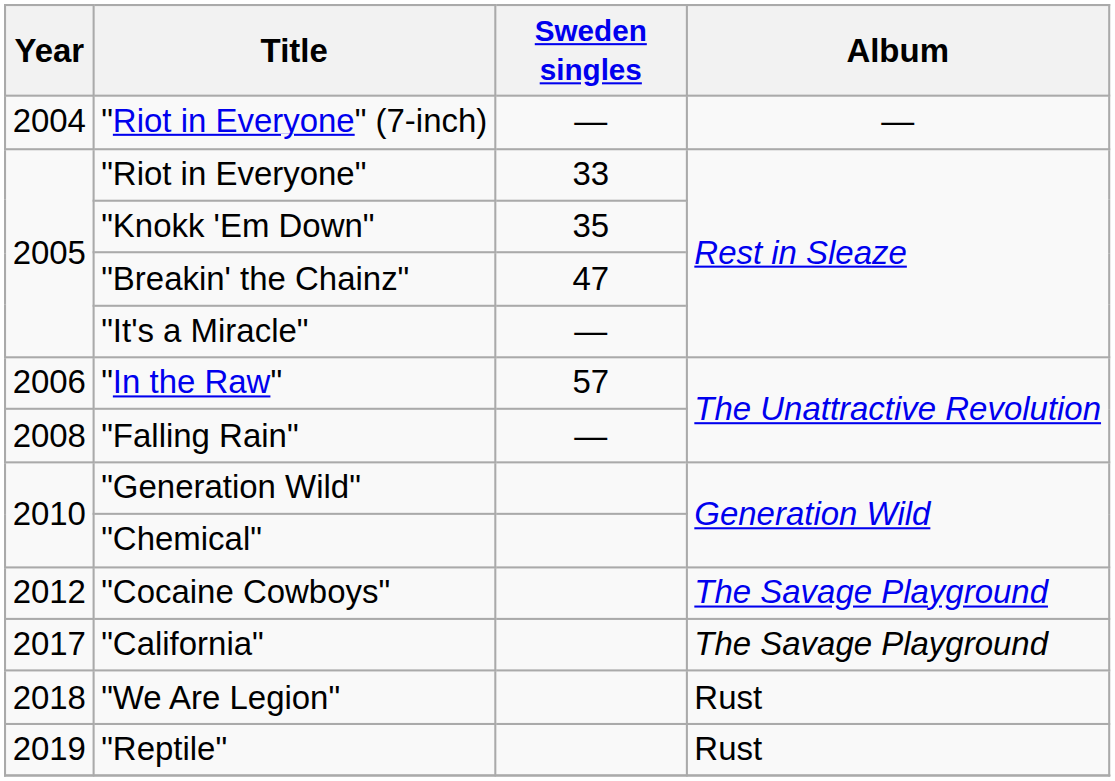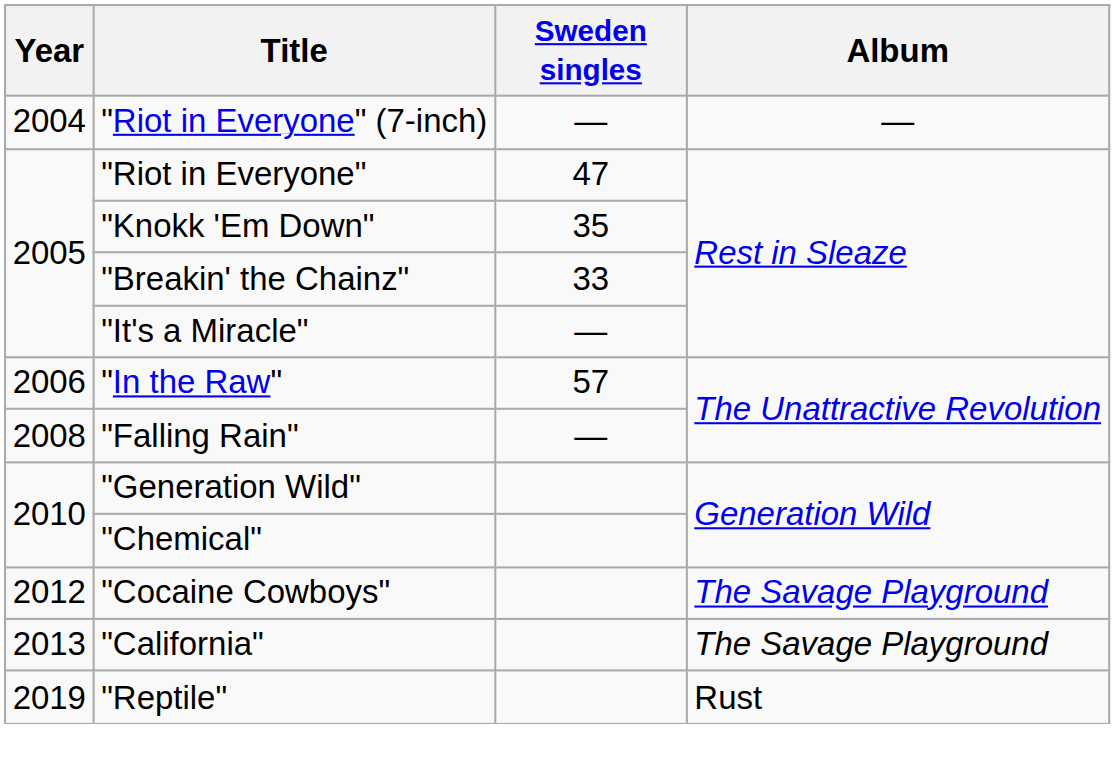(591, 173) 33 -> (591, 173) 47
(591, 278) 47 -> (591, 278) 33
(49, 644) 2017 -> (49, 644) 2013
- row: (221, 696)
